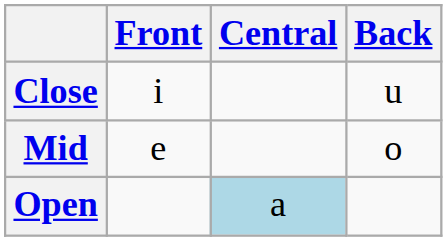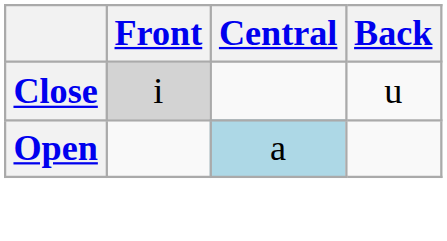(158, 90) no background -> (158, 90) lightgrey background
- row: (56, 147)
